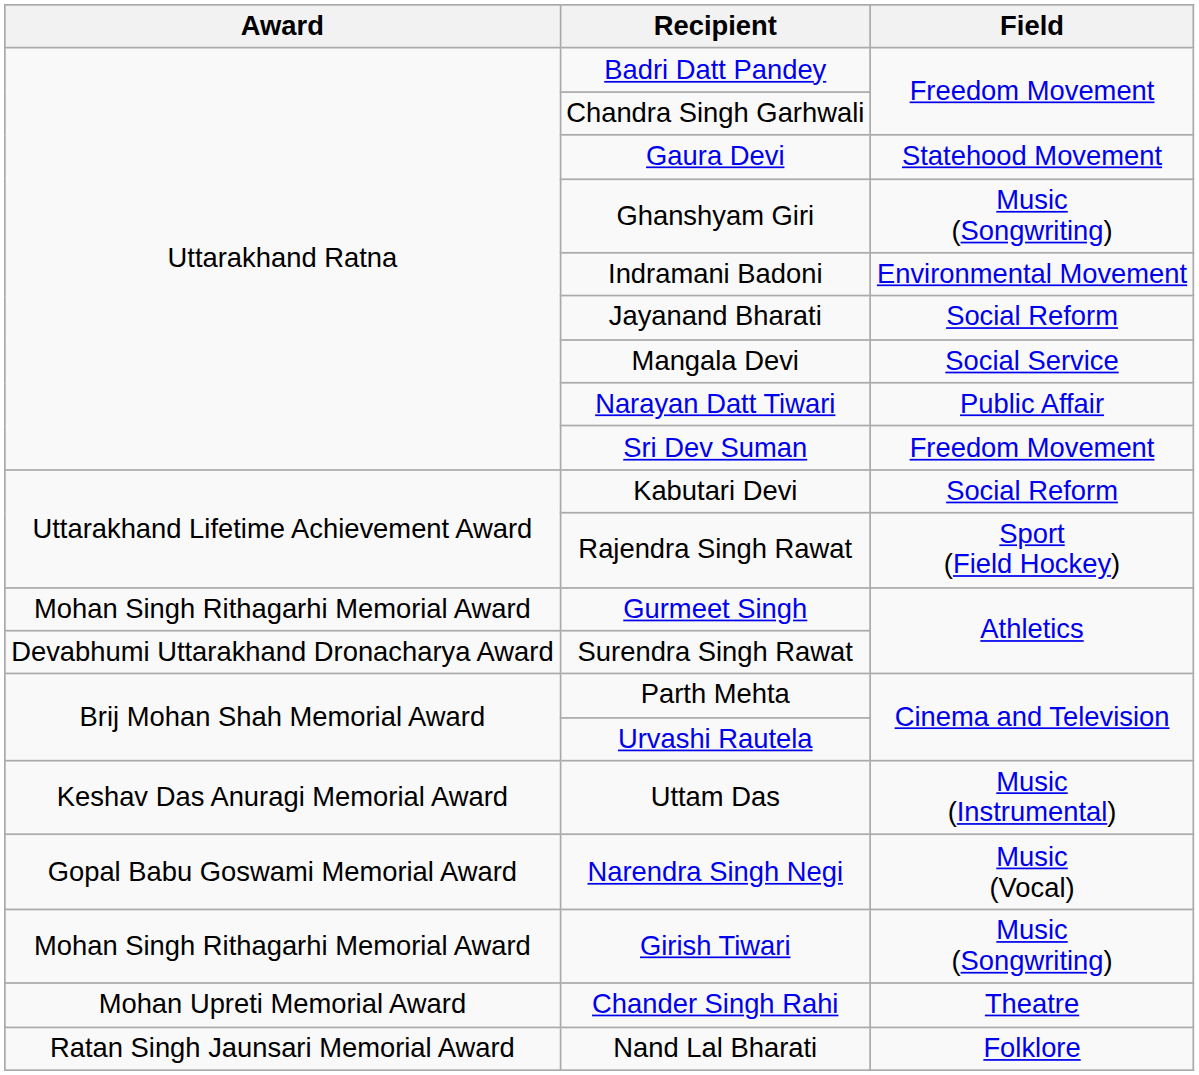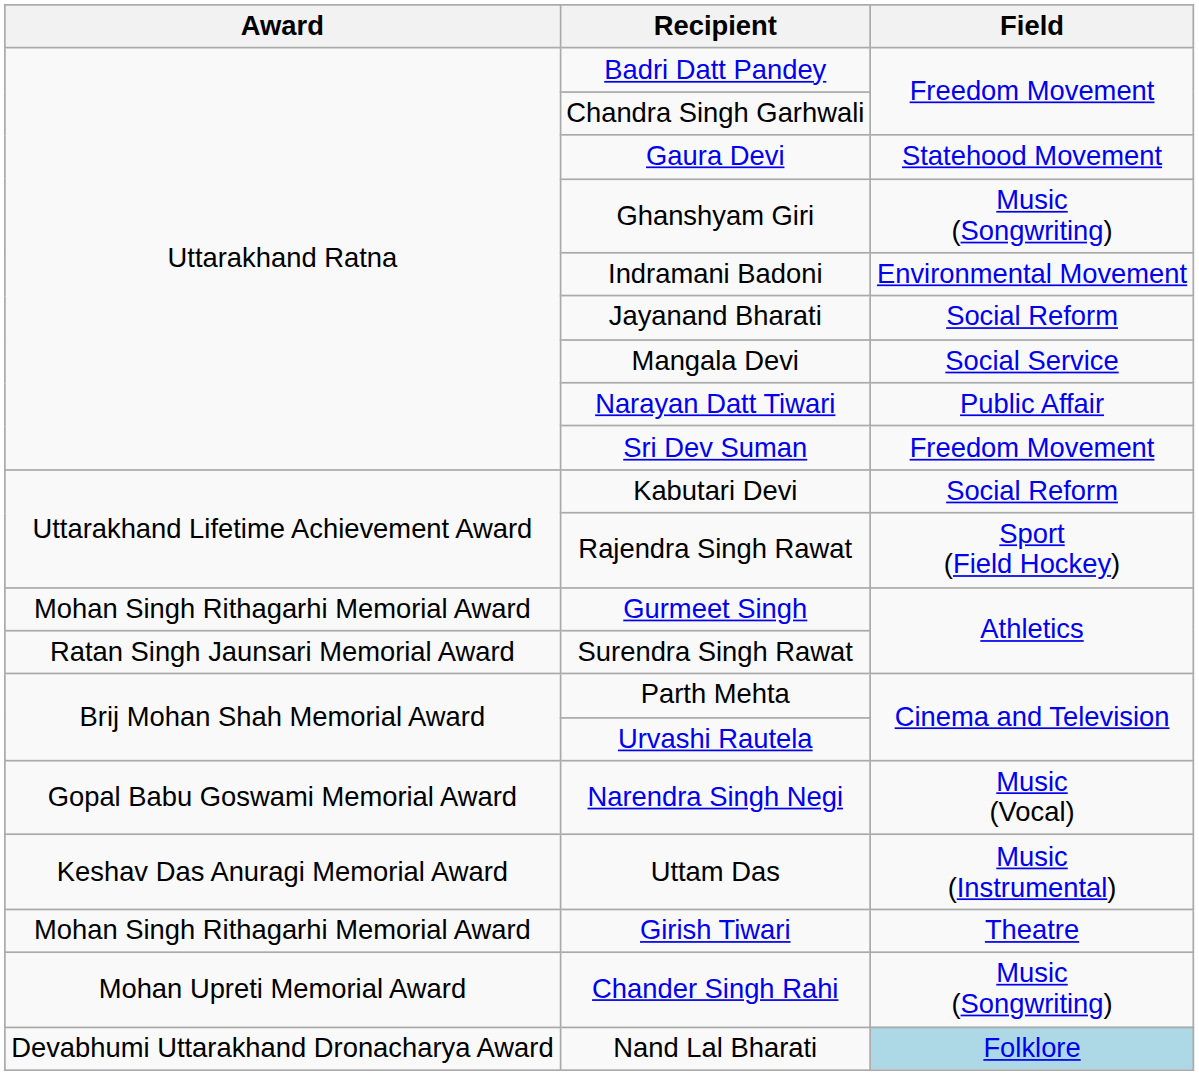(282, 651) Devabhumi Uttarakhand Dronacharya Award -> (282, 651) Ratan Singh Jaunsari Memorial Award
rows swapped: (715, 871) <-> (715, 797)
(1032, 945) Music (Songwriting) -> (1032, 930) Theatre
(1032, 1004) Theatre -> (1032, 989) Music (Songwriting)
(282, 1047) Ratan Singh Jaunsari Memorial Award -> (282, 1047) Devabhumi Uttarakhand Dronacharya Award
(1032, 1047) no background -> (1032, 1047) lightblue background
